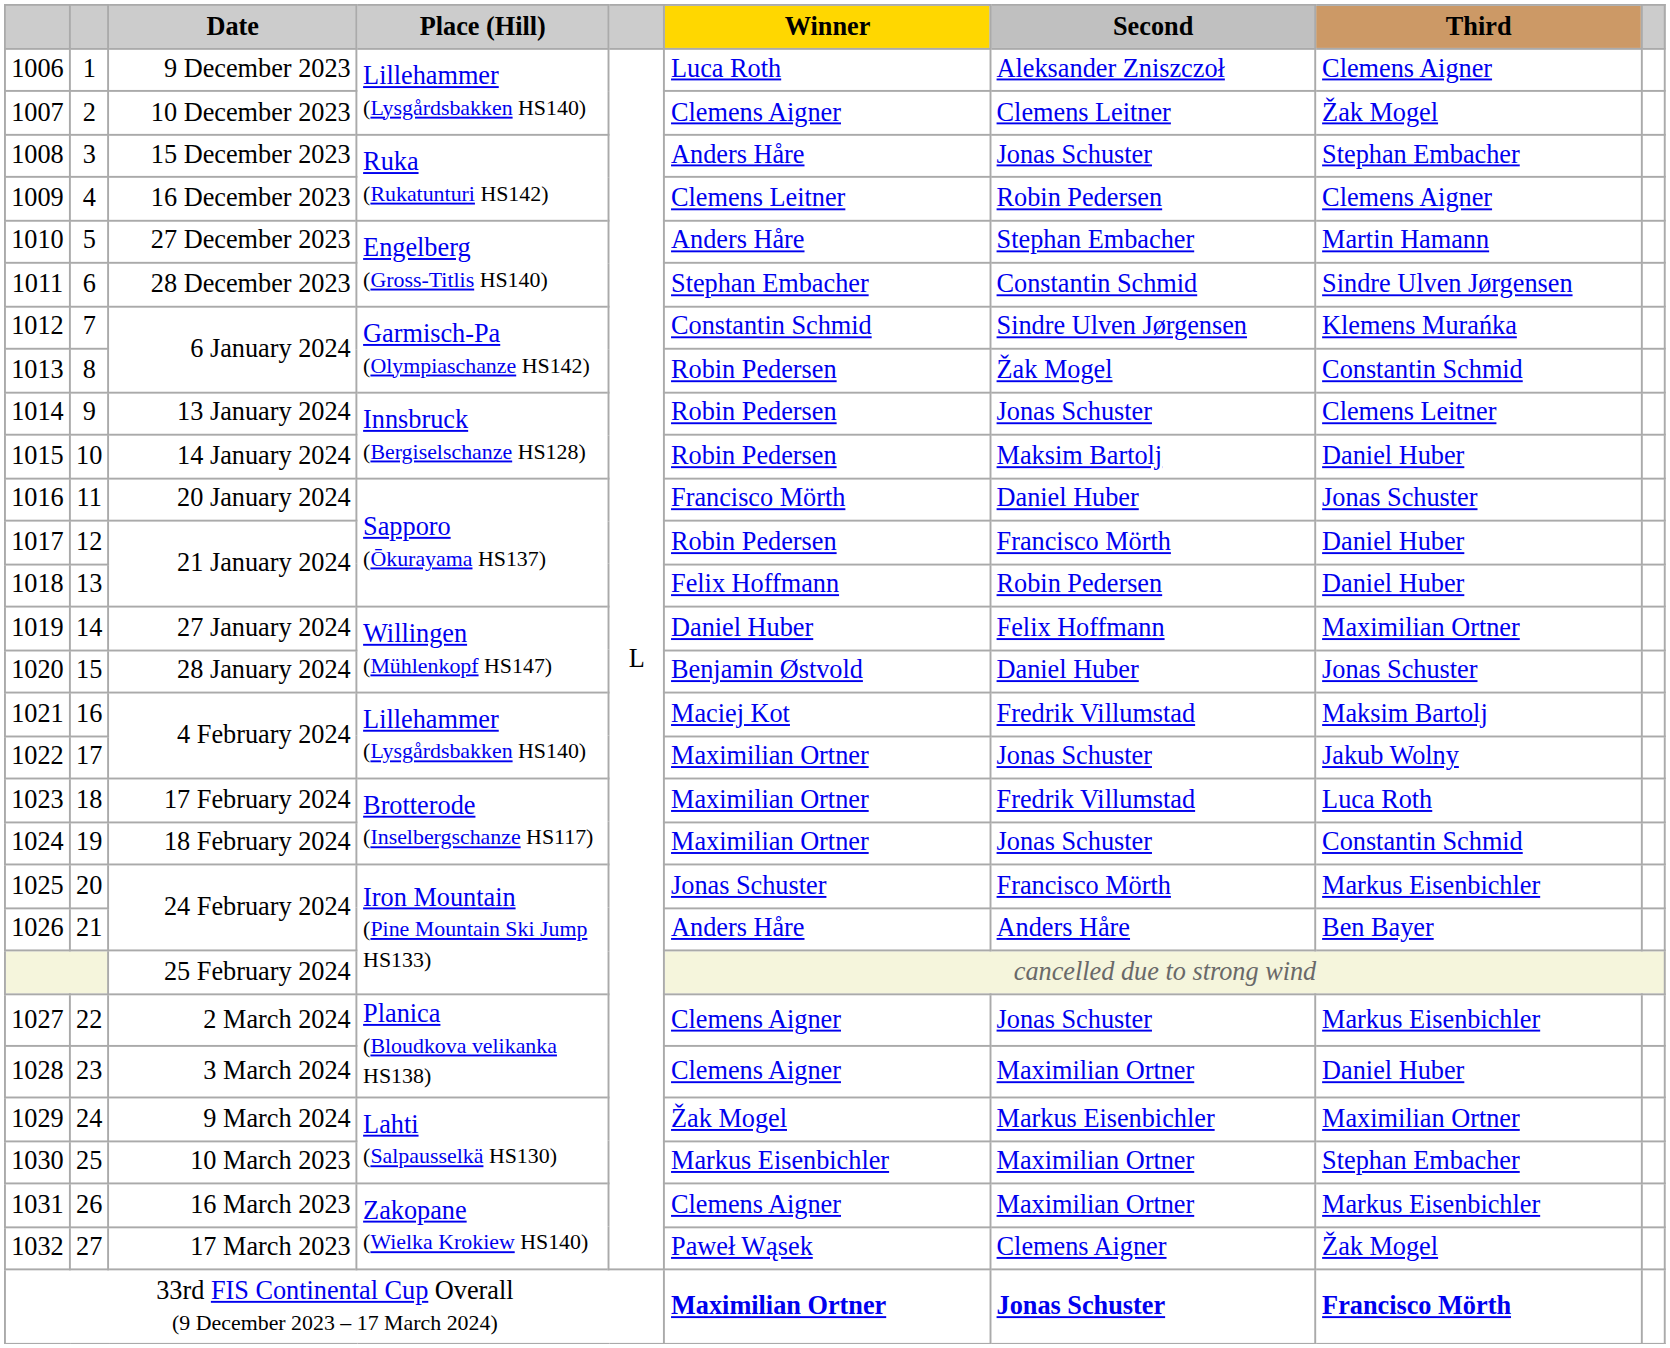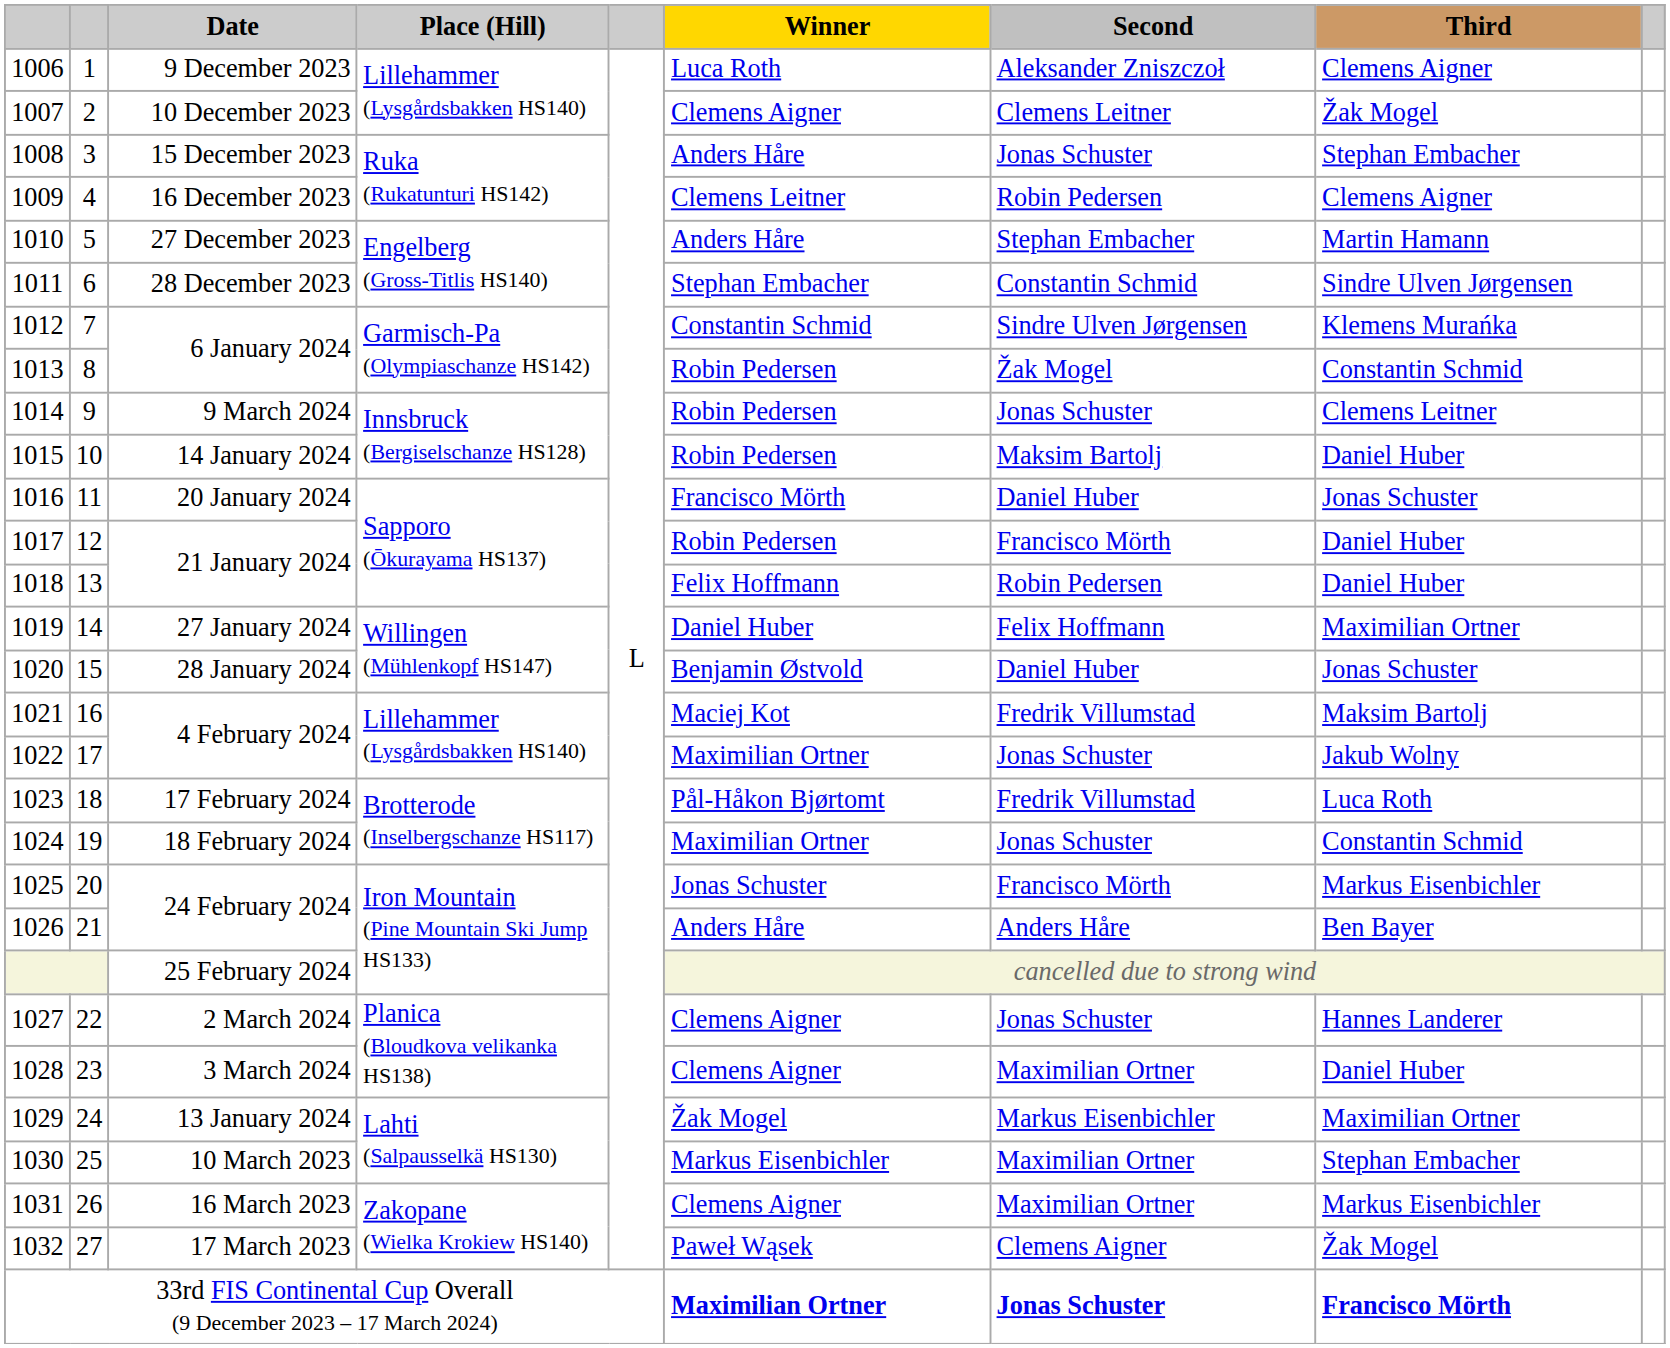(264, 412) 13 January 2024 -> (277, 412) 9 March 2024
(770, 799) Maximilian Ortner -> (778, 799) Pål-Håkon Bjørtomt
(1431, 1018) Markus Eisenbichler -> (1412, 1018) Hannes Landerer
(277, 1118) 9 March 2024 -> (264, 1118) 13 January 2024
